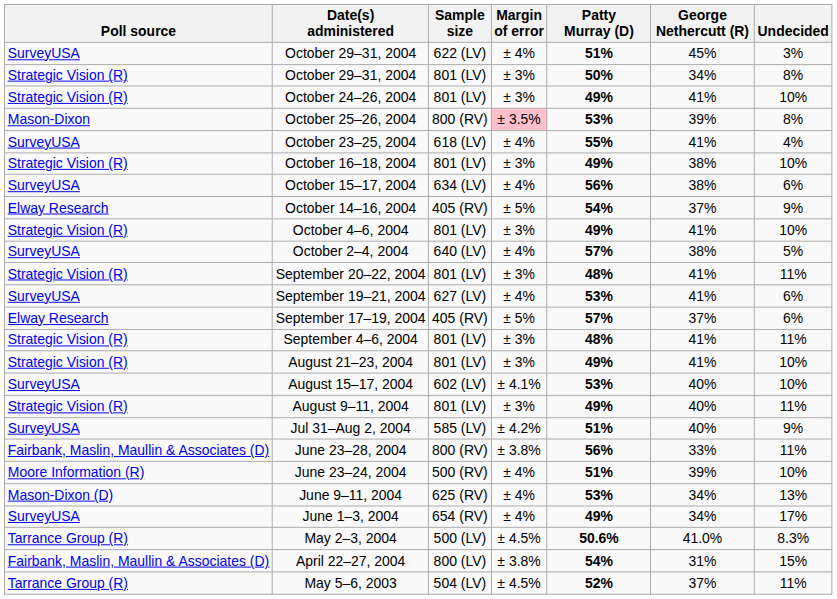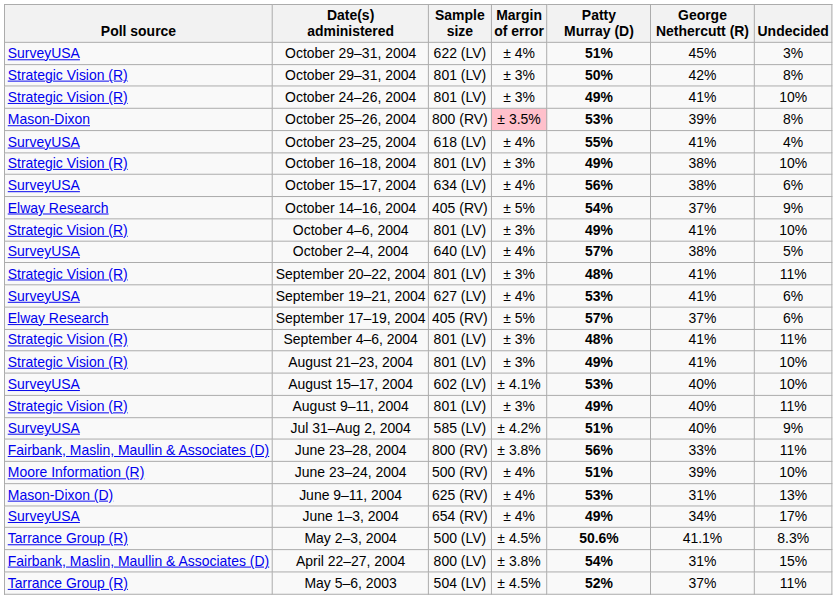(702, 76) 34% -> (702, 76) 42%
(702, 495) 34% -> (702, 495) 31%
(702, 539) 41.0% -> (702, 539) 41.1%
